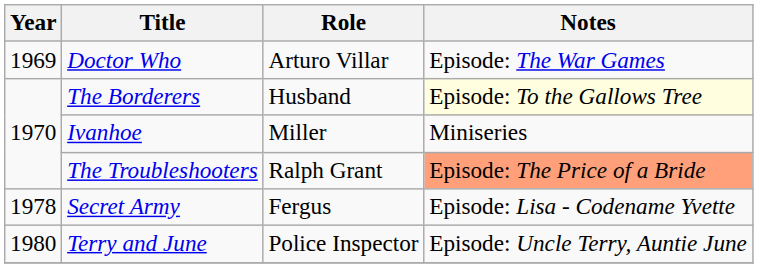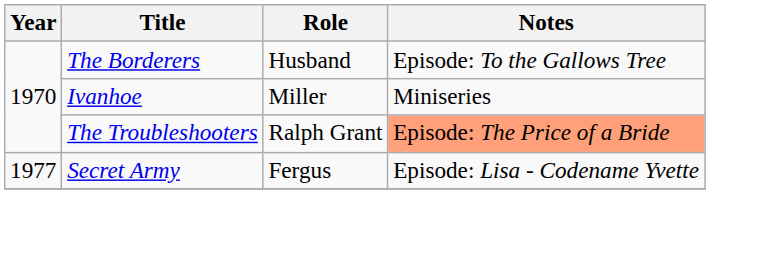- row: (124, 59)
(566, 96) lightyellow background -> (530, 59) no background
(33, 206) 1978 -> (33, 170) 1977
- row: (137, 243)
